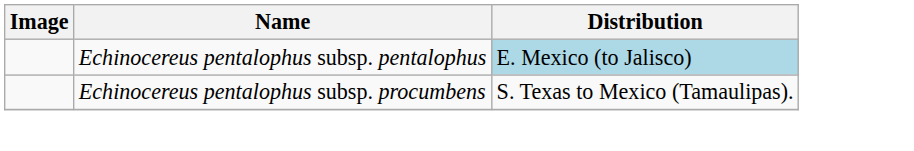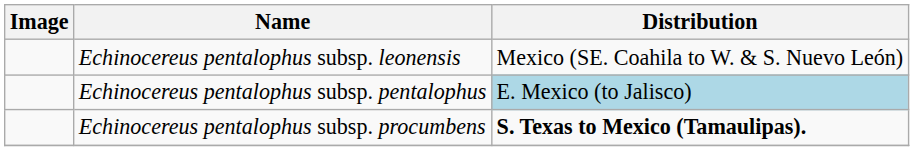+ row: (270, 57)
(645, 92) normal -> (651, 127) bold
